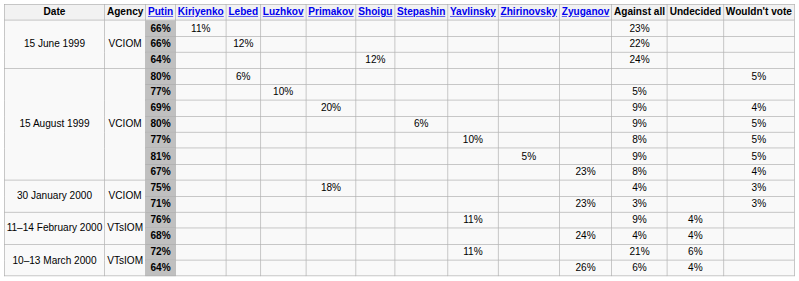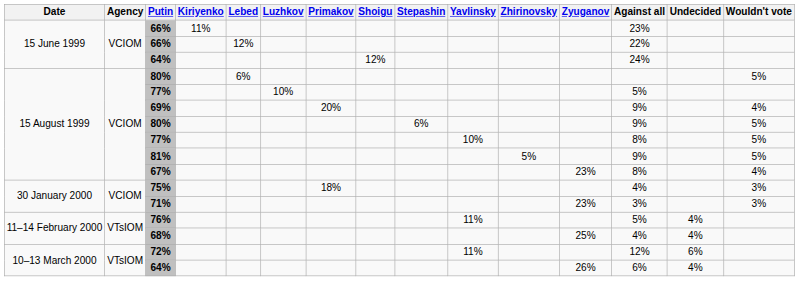(640, 220) 9% -> (640, 220) 5%
(586, 236) 24% -> (586, 236) 25%
(640, 252) 21% -> (640, 252) 12%
